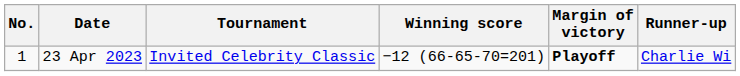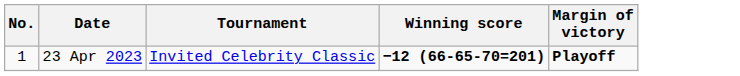- column: (686, 26)
(464, 59) normal -> (464, 59) bold
